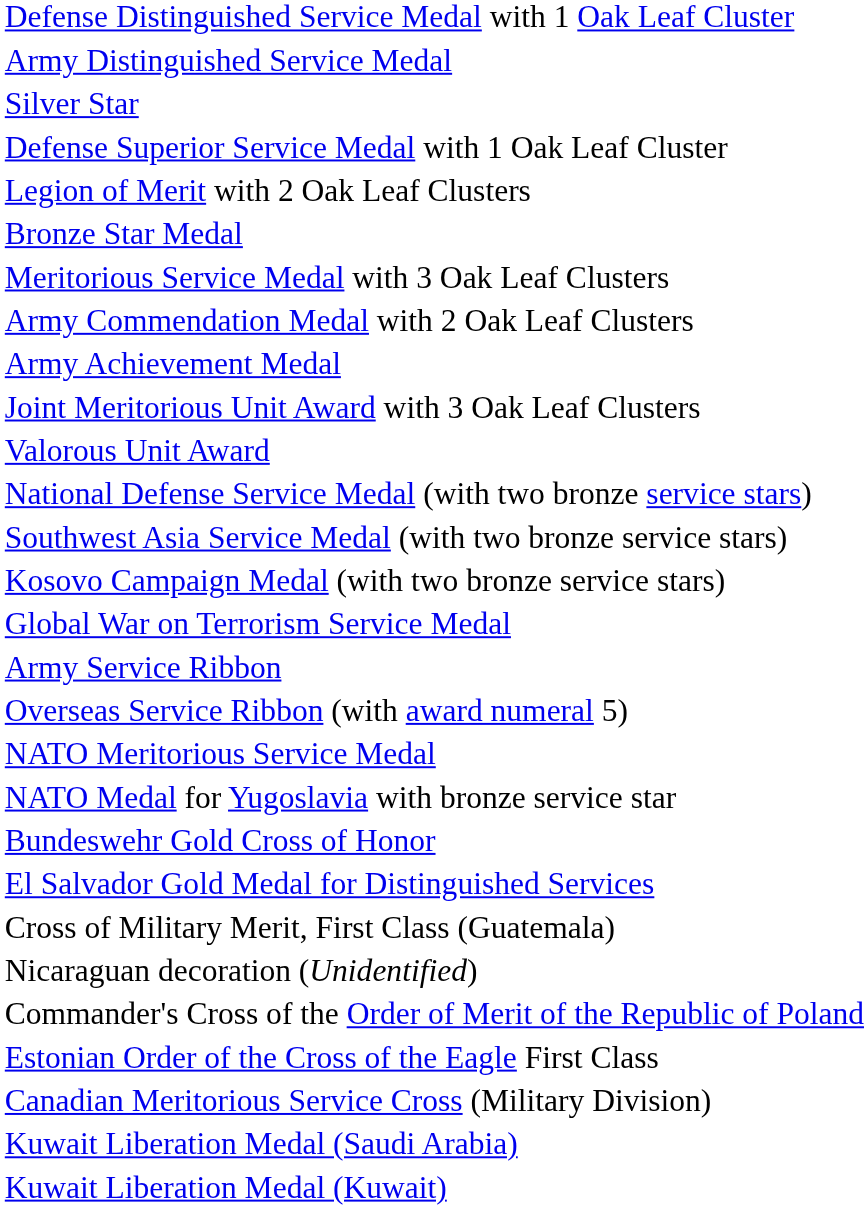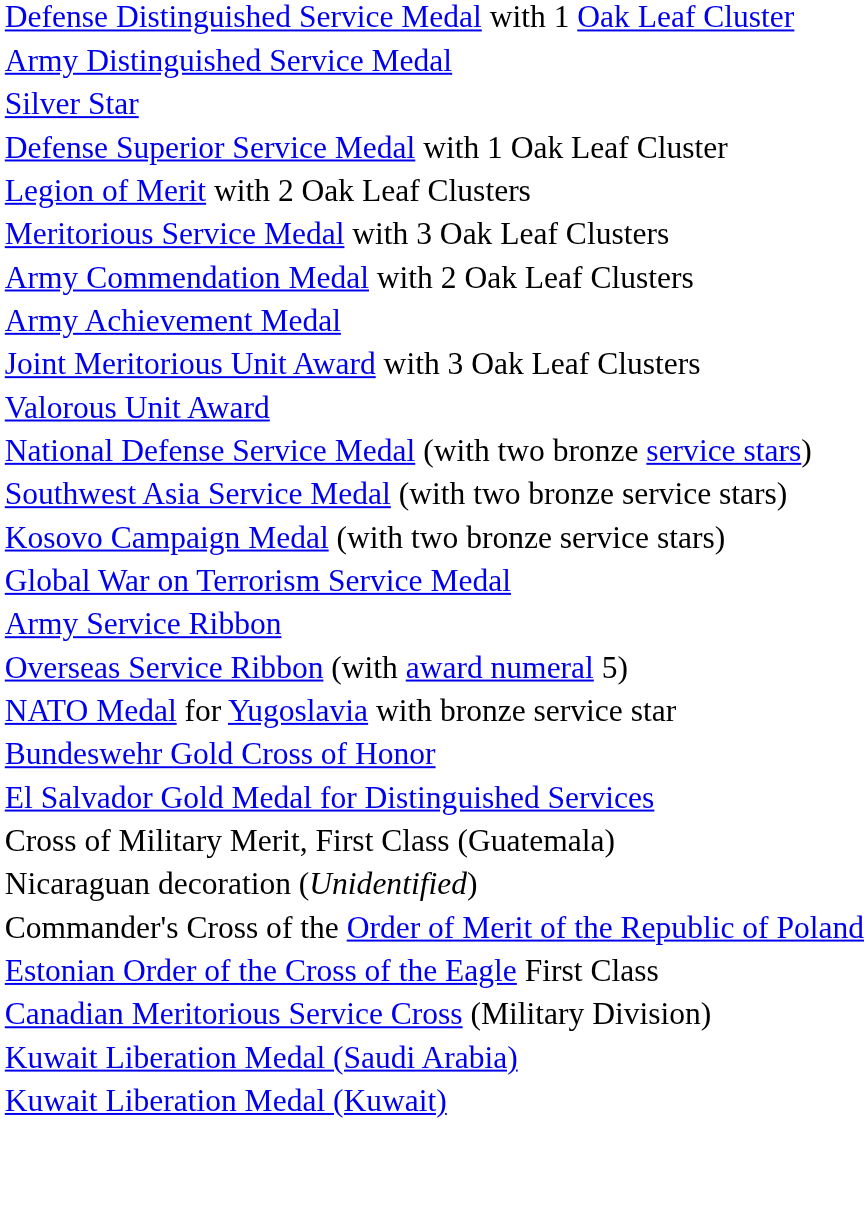- row: (124, 233)
- row: (220, 753)
